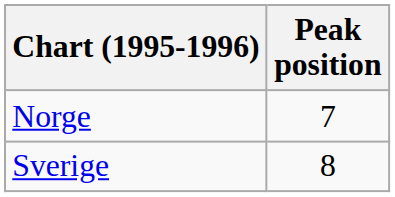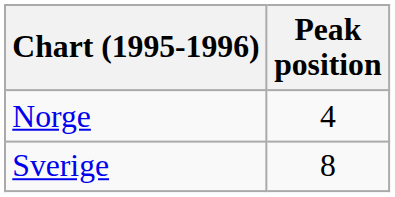(328, 115) 7 -> (328, 115) 4
